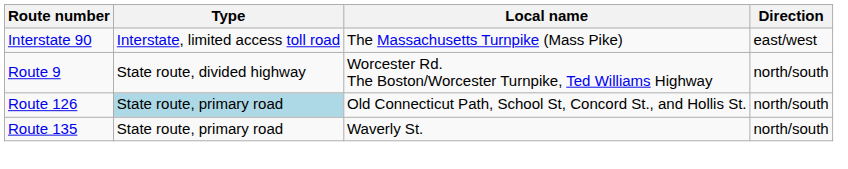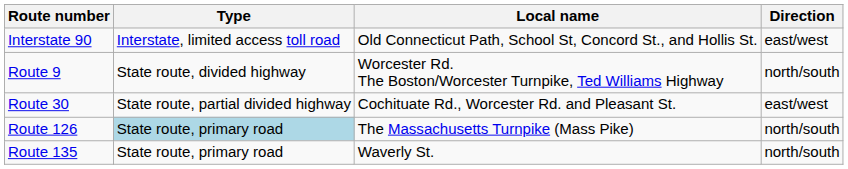(485, 40) The Massachusetts Turnpike (Mass Pike) -> (558, 40) Old Connecticut Path, School St, Concord St., and Hollis St.
+ row: (38, 104)
(547, 104) Old Connecticut Path, School St, Concord St., and Hollis St. -> (496, 128) The Massachusetts Turnpike (Mass Pike)
